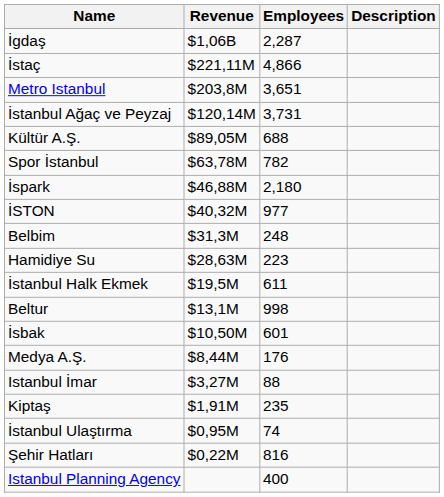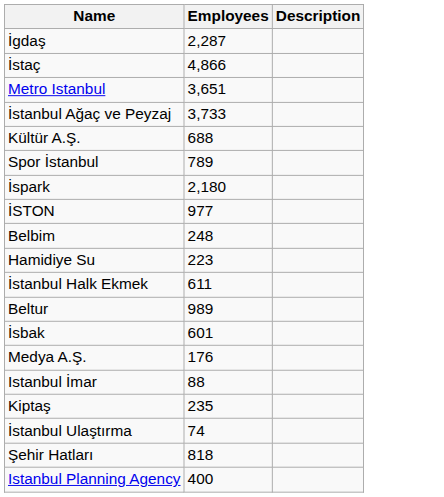- column: (222, 16)
(282, 114) 3,731 -> (207, 114) 3,733
(276, 162) 782 -> (200, 162) 789
(276, 308) 998 -> (200, 308) 989
(276, 455) 816 -> (200, 455) 818
